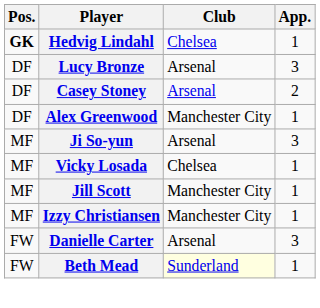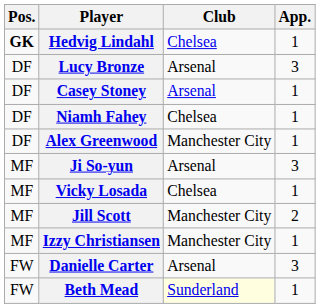(295, 91) 2 -> (295, 91) 1
+ row: (101, 116)
(295, 191) 1 -> (295, 215) 2
